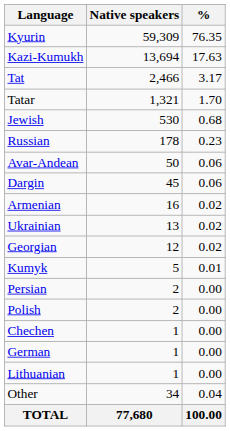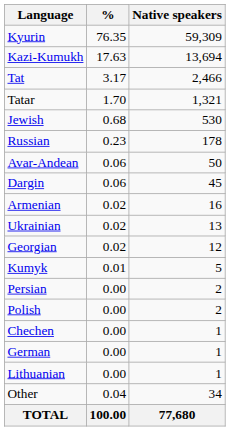columns swapped: (134, 15) <-> (204, 15)
